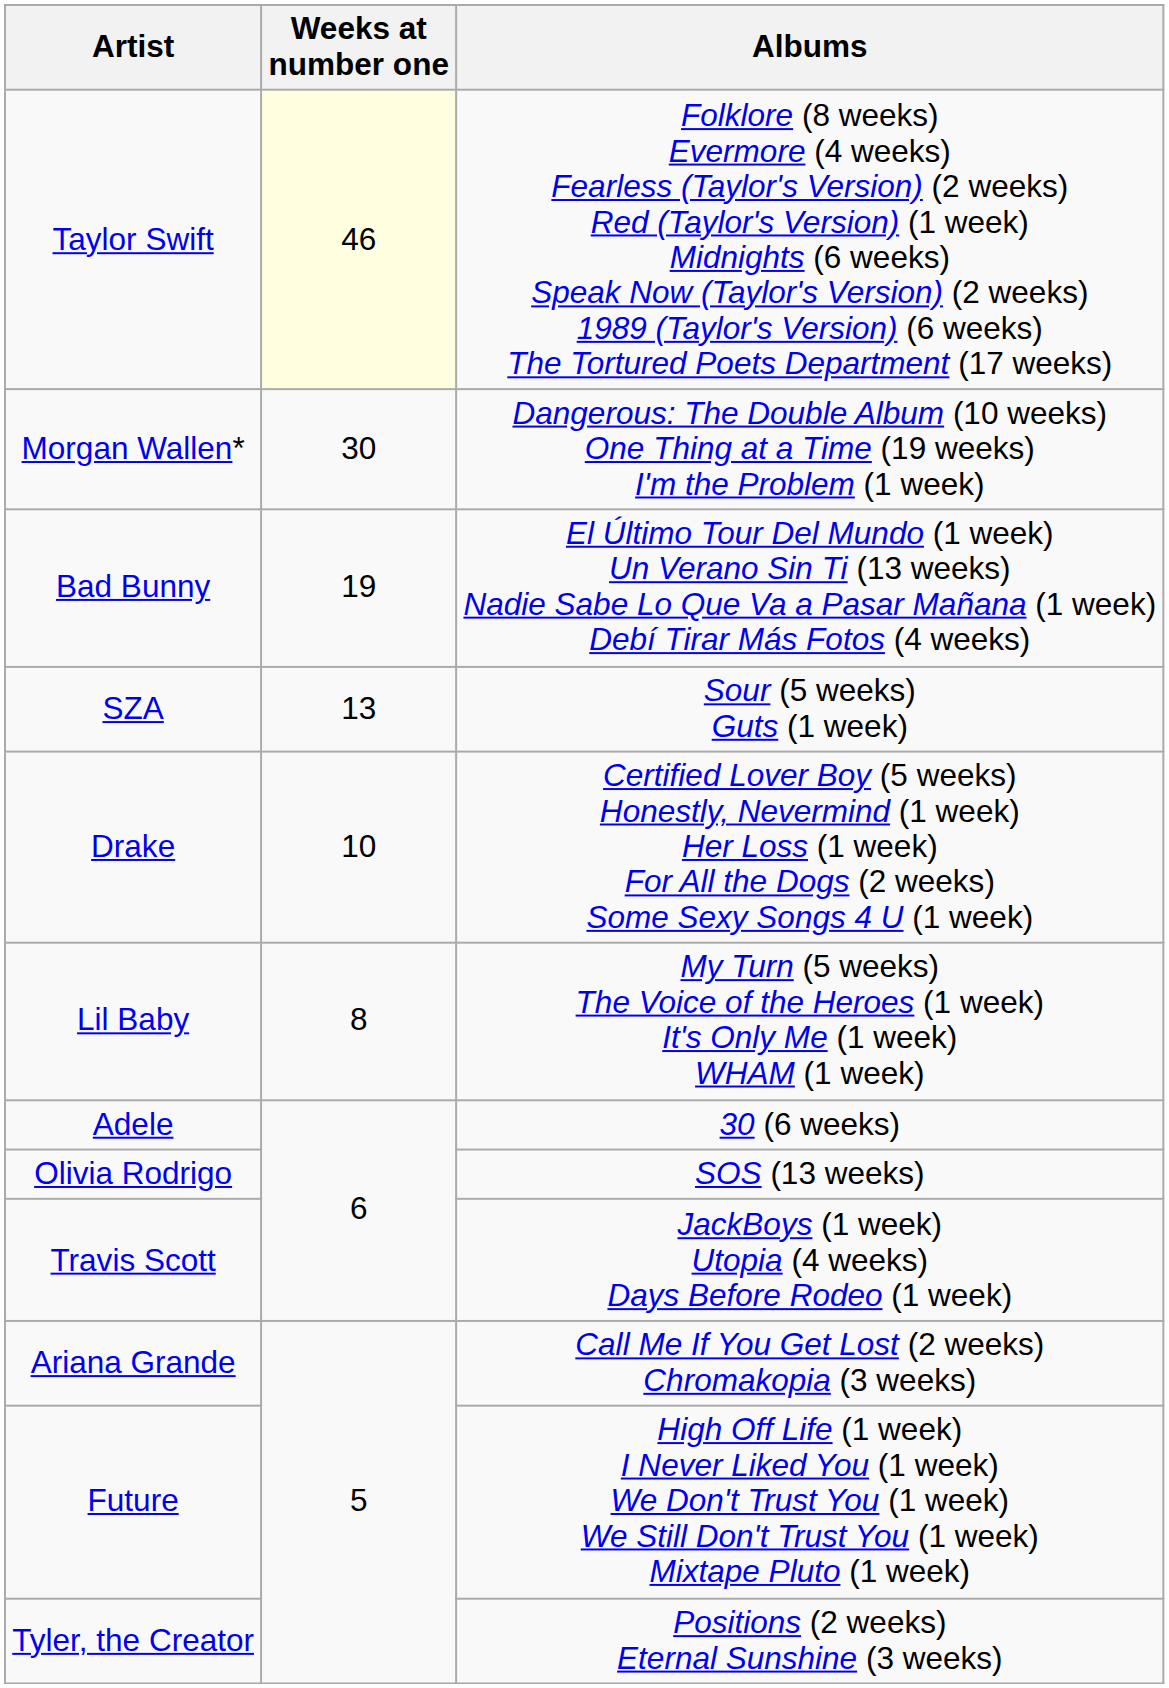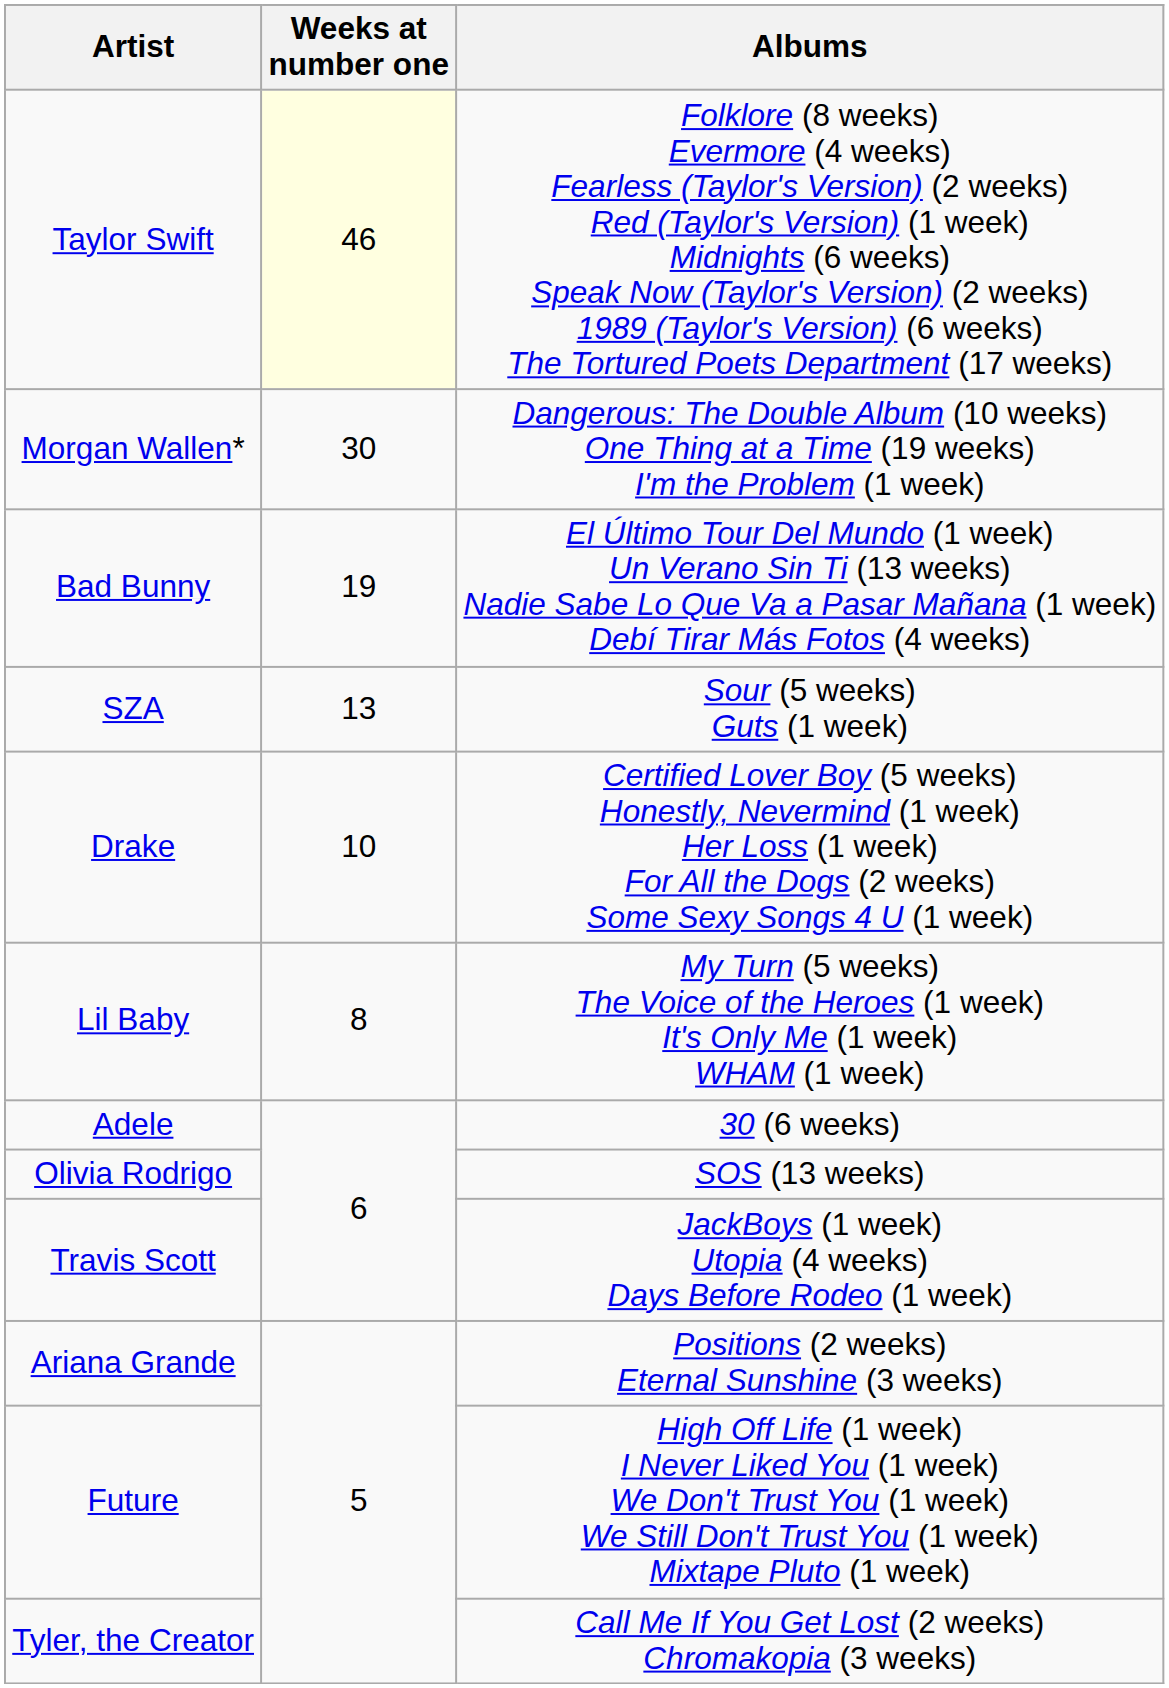(810, 1362) Call Me If You Get Lost (2 weeks) Chromakopia (3 weeks) -> (810, 1362) Positions (2 weeks) Eternal Sunshine (3 weeks)
(810, 1639) Positions (2 weeks) Eternal Sunshine (3 weeks) -> (810, 1639) Call Me If You Get Lost (2 weeks) Chromakopia (3 weeks)
